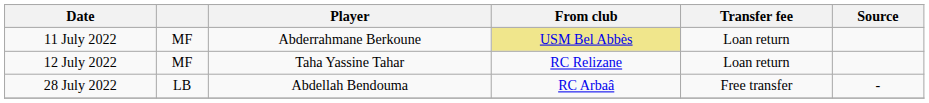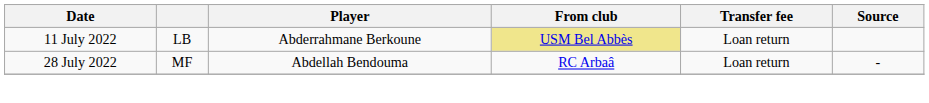(182, 39) MF -> (182, 39) LB
- row: (80, 62)
(182, 85) LB -> (182, 62) MF
(756, 85) Free transfer -> (756, 62) Loan return
